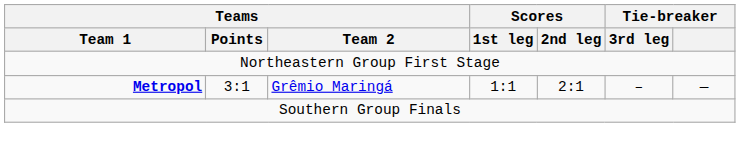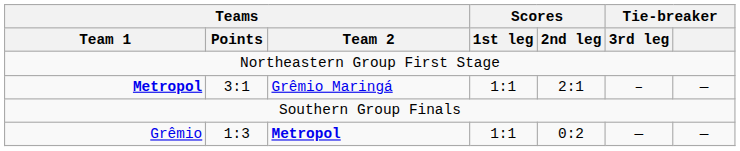+ row: (176, 134)
